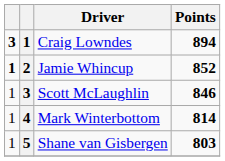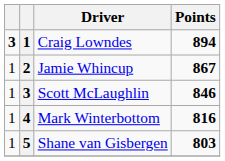(12, 67) bold -> (12, 67) normal
(204, 67) 852 -> (204, 67) 867
(204, 118) 814 -> (204, 118) 816
